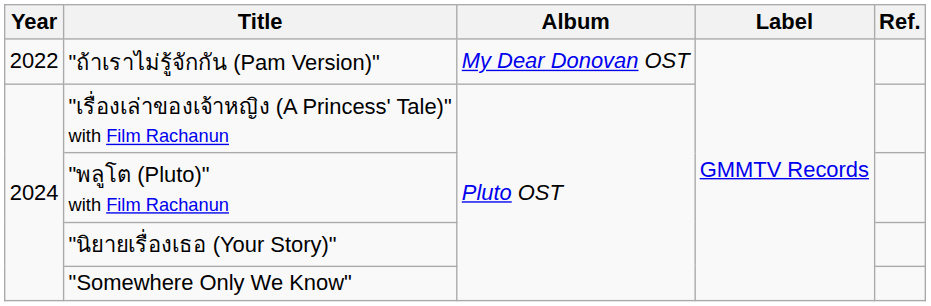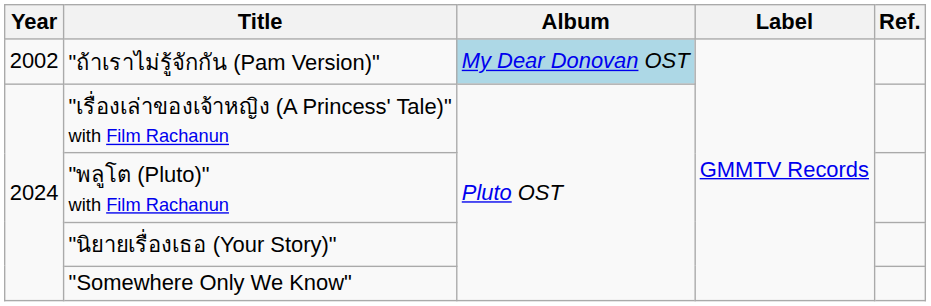(34, 61) 2022 -> (34, 61) 2002
(576, 61) no background -> (576, 61) lightblue background
